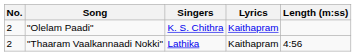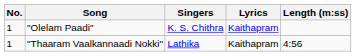(9, 28) 2 -> (9, 28) 1
(9, 44) 2 -> (9, 44) 1
